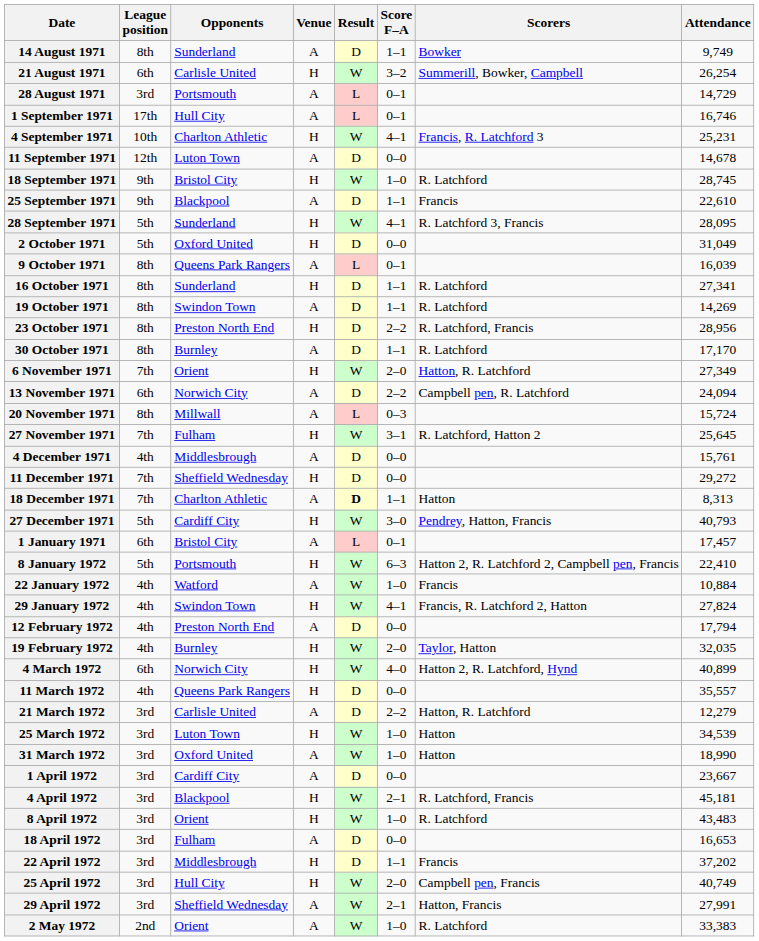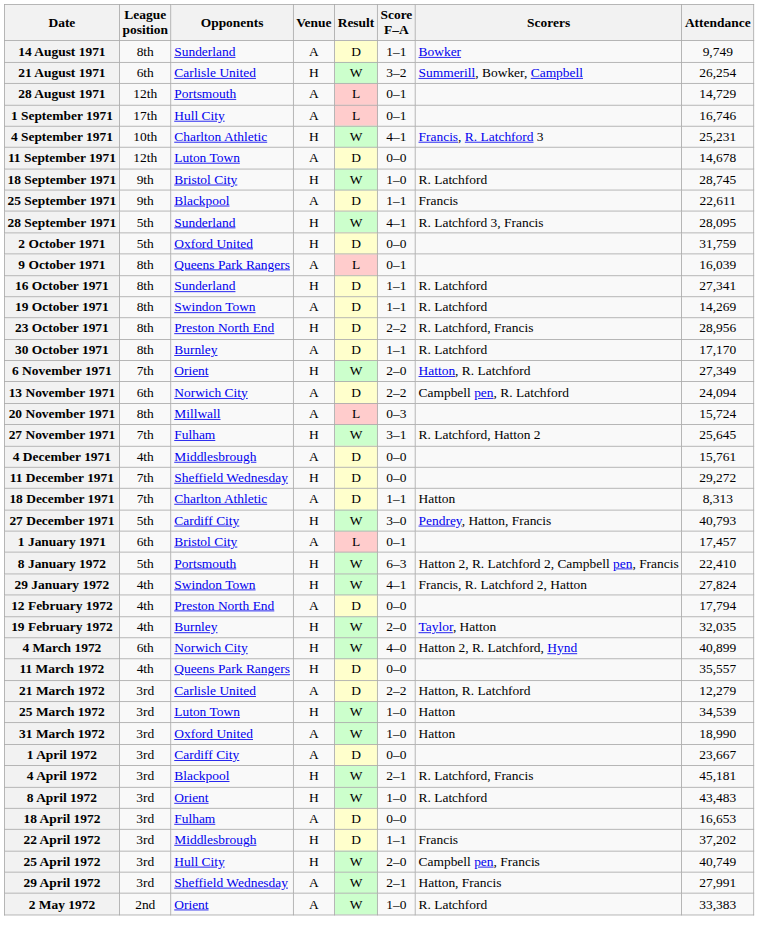(145, 94) 3rd -> (145, 94) 12th
(718, 200) 22,610 -> (718, 200) 22,611
(718, 243) 31,049 -> (718, 243) 31,759
(356, 499) bold -> (356, 499) normal
- row: (62, 584)
